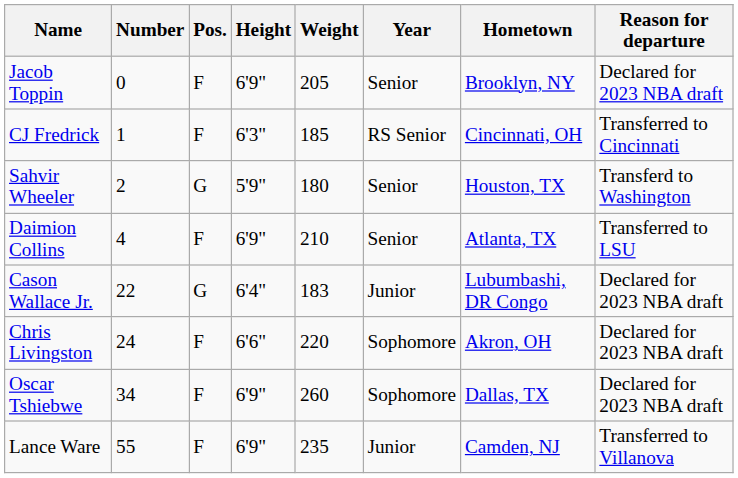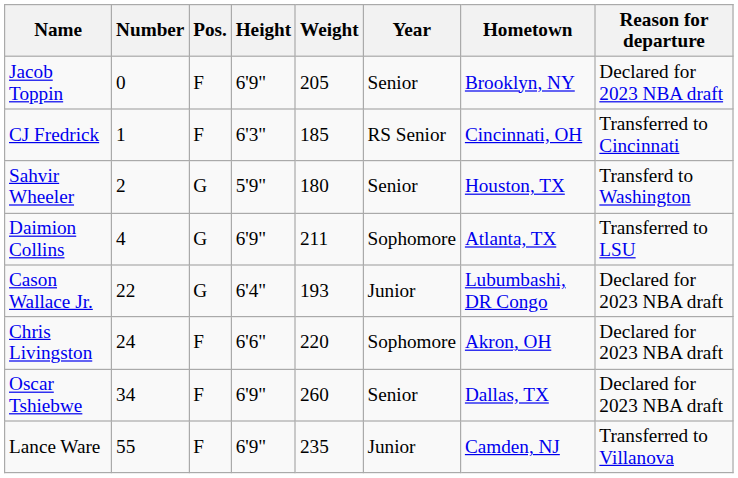(199, 238) F -> (200, 238) G
(314, 238) 210 -> (314, 238) 211
(393, 238) Senior -> (412, 238) Sophomore
(314, 290) 183 -> (314, 290) 193
(412, 394) Sophomore -> (393, 394) Senior
